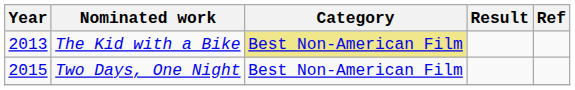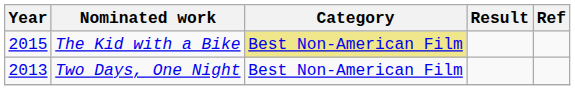(28, 44) 2013 -> (28, 44) 2015
(28, 71) 2015 -> (28, 71) 2013
